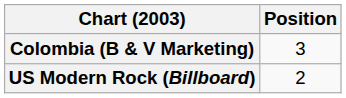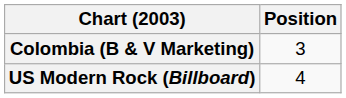(300, 78) 2 -> (300, 78) 4
